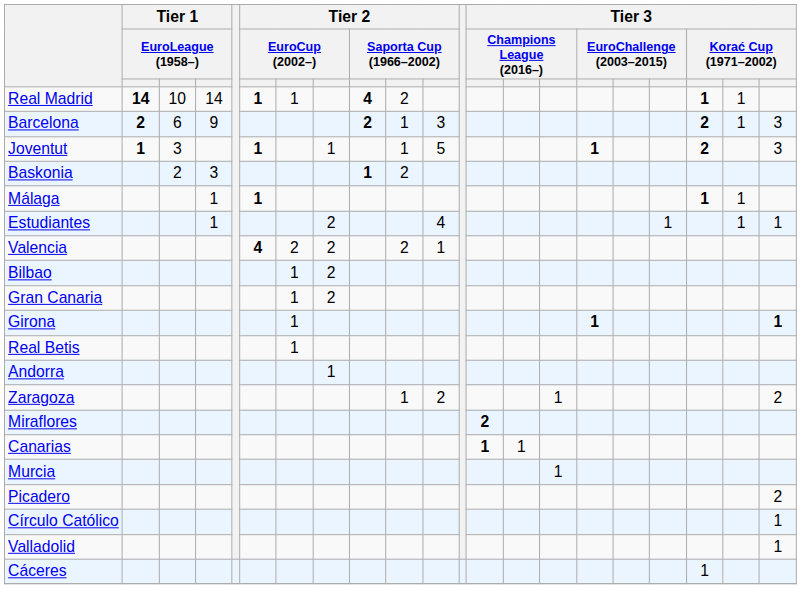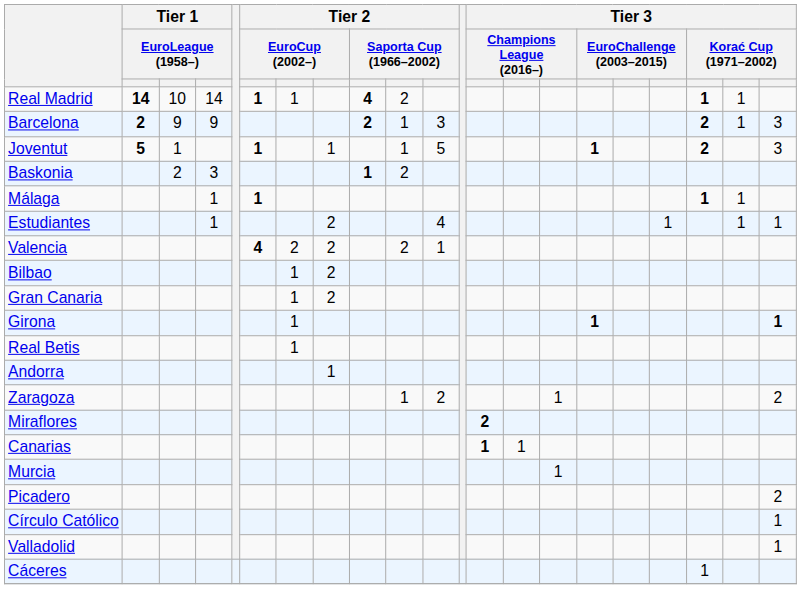(177, 123) 6 -> (177, 123) 9
(141, 148) 1 -> (141, 148) 5
(177, 148) 3 -> (177, 148) 1
